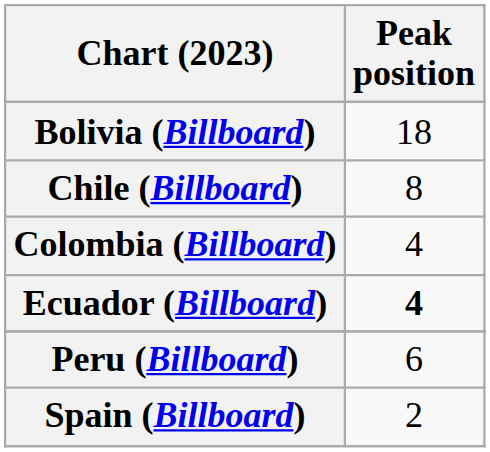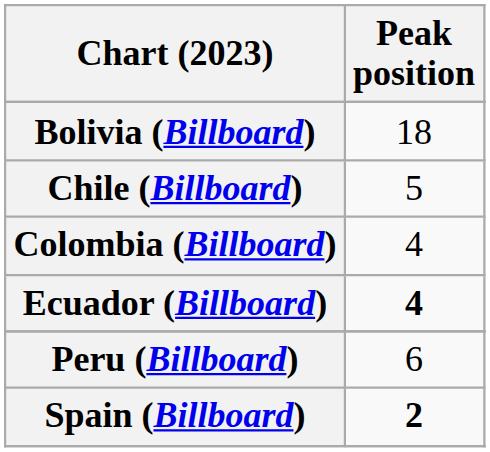(414, 187) 8 -> (414, 187) 5
(414, 416) normal -> (414, 416) bold
